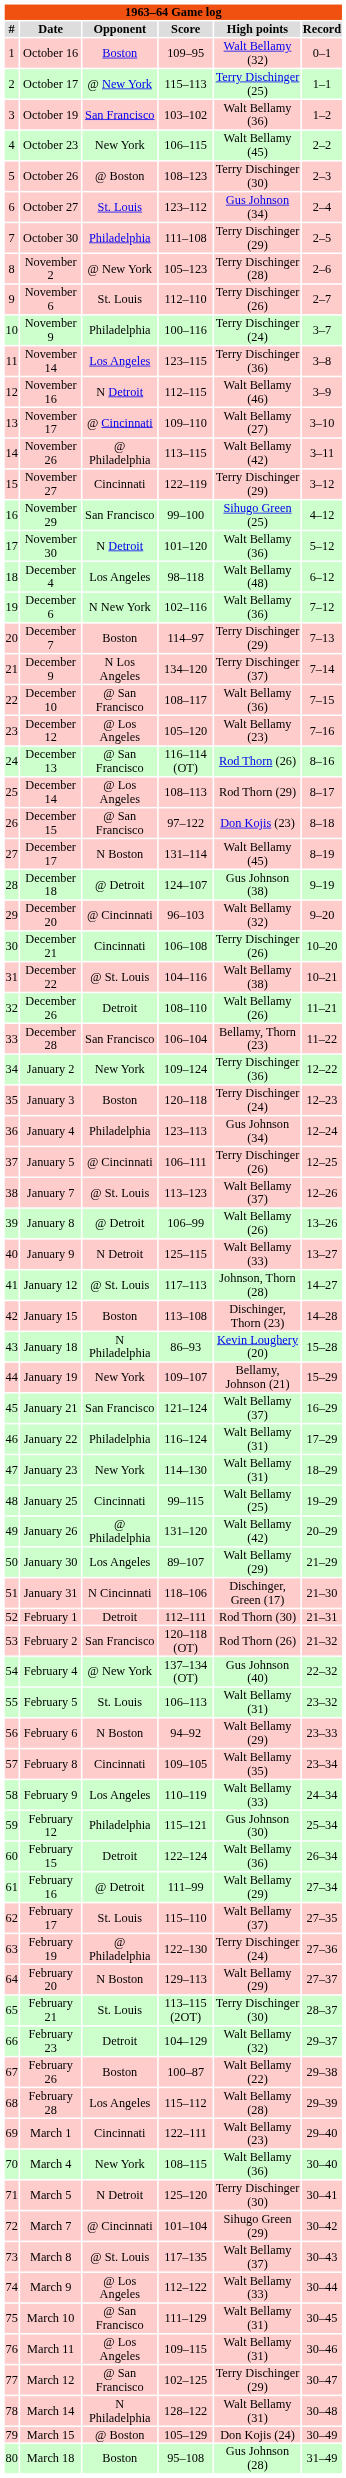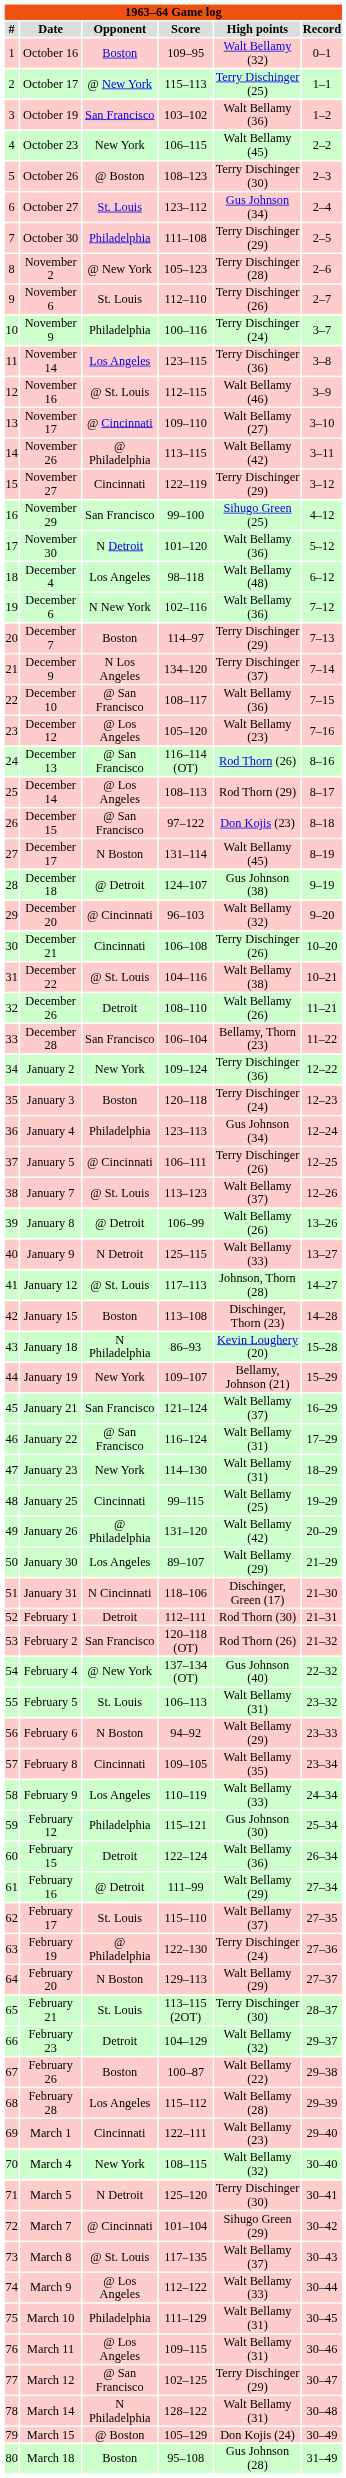(120, 391) N Detroit -> (120, 391) @ St. Louis
(120, 1439) Philadelphia -> (120, 1439) @ San Francisco
(258, 2164) Walt Bellamy (36) -> (258, 2164) Walt Bellamy (32)
(120, 2318) @ San Francisco -> (120, 2318) Philadelphia
